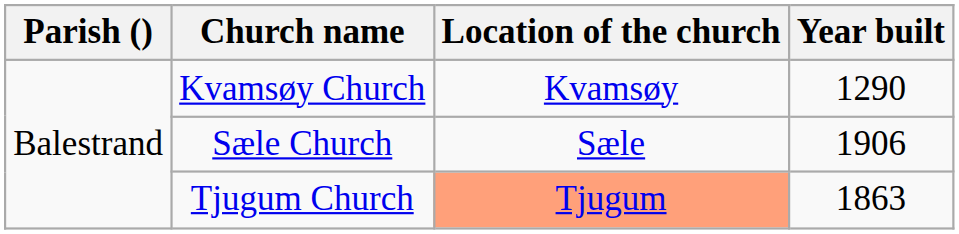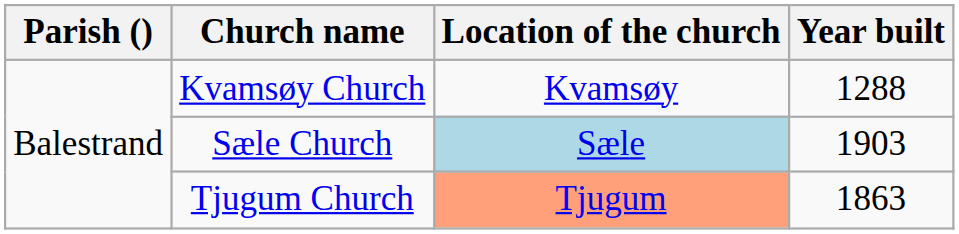(871, 87) 1290 -> (871, 87) 1288
(611, 143) no background -> (611, 143) lightblue background
(871, 143) 1906 -> (871, 143) 1903
